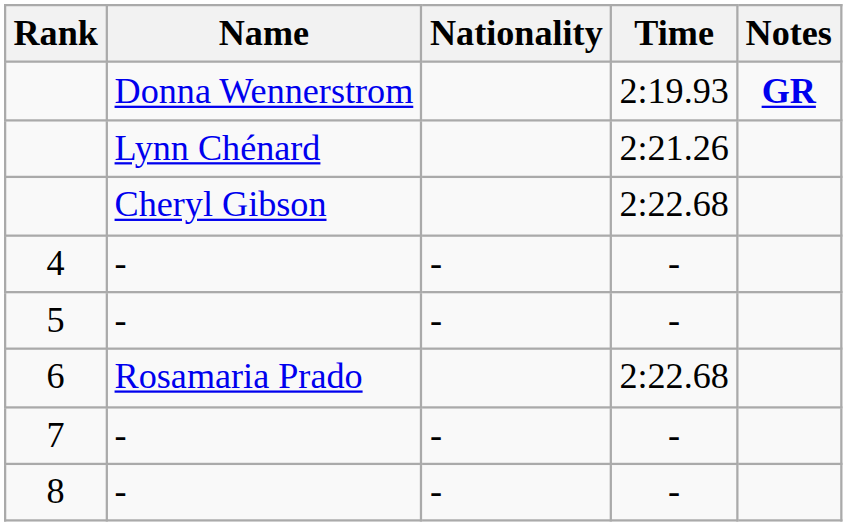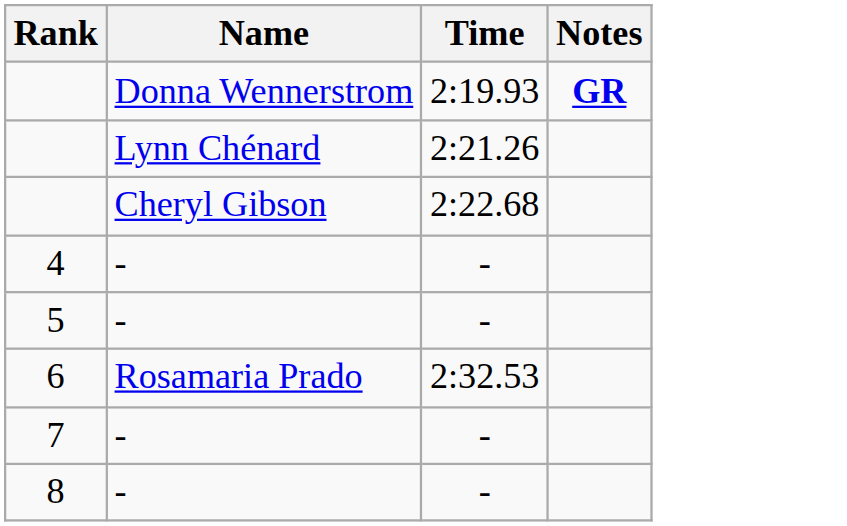- column: (516, 33)
(674, 377) 2:22.68 -> (485, 377) 2:32.53
